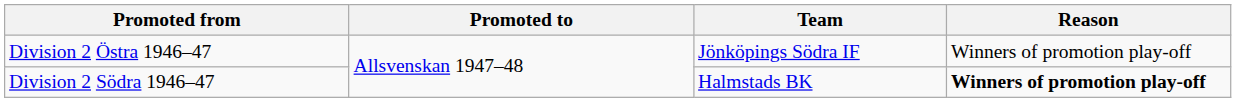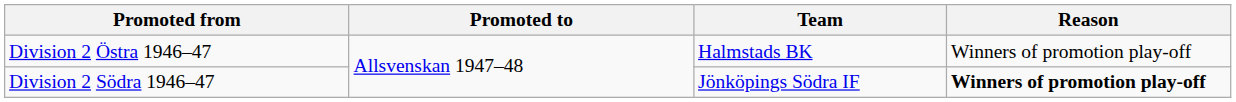(779, 50) Jönköpings Södra IF -> (755, 50) Halmstads BK
(755, 81) Halmstads BK -> (779, 81) Jönköpings Södra IF
